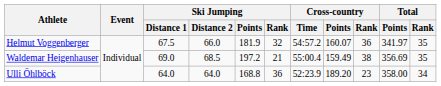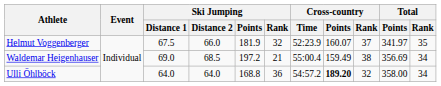(307, 43) 54:57.2 -> (307, 43) 52:23.9
(366, 43) 36 -> (366, 43) 37
(423, 58) 35 -> (423, 58) 34
(307, 74) 52:23.9 -> (307, 74) 54:57.2
(338, 74) normal -> (338, 74) bold
(366, 74) 23 -> (366, 74) 32
